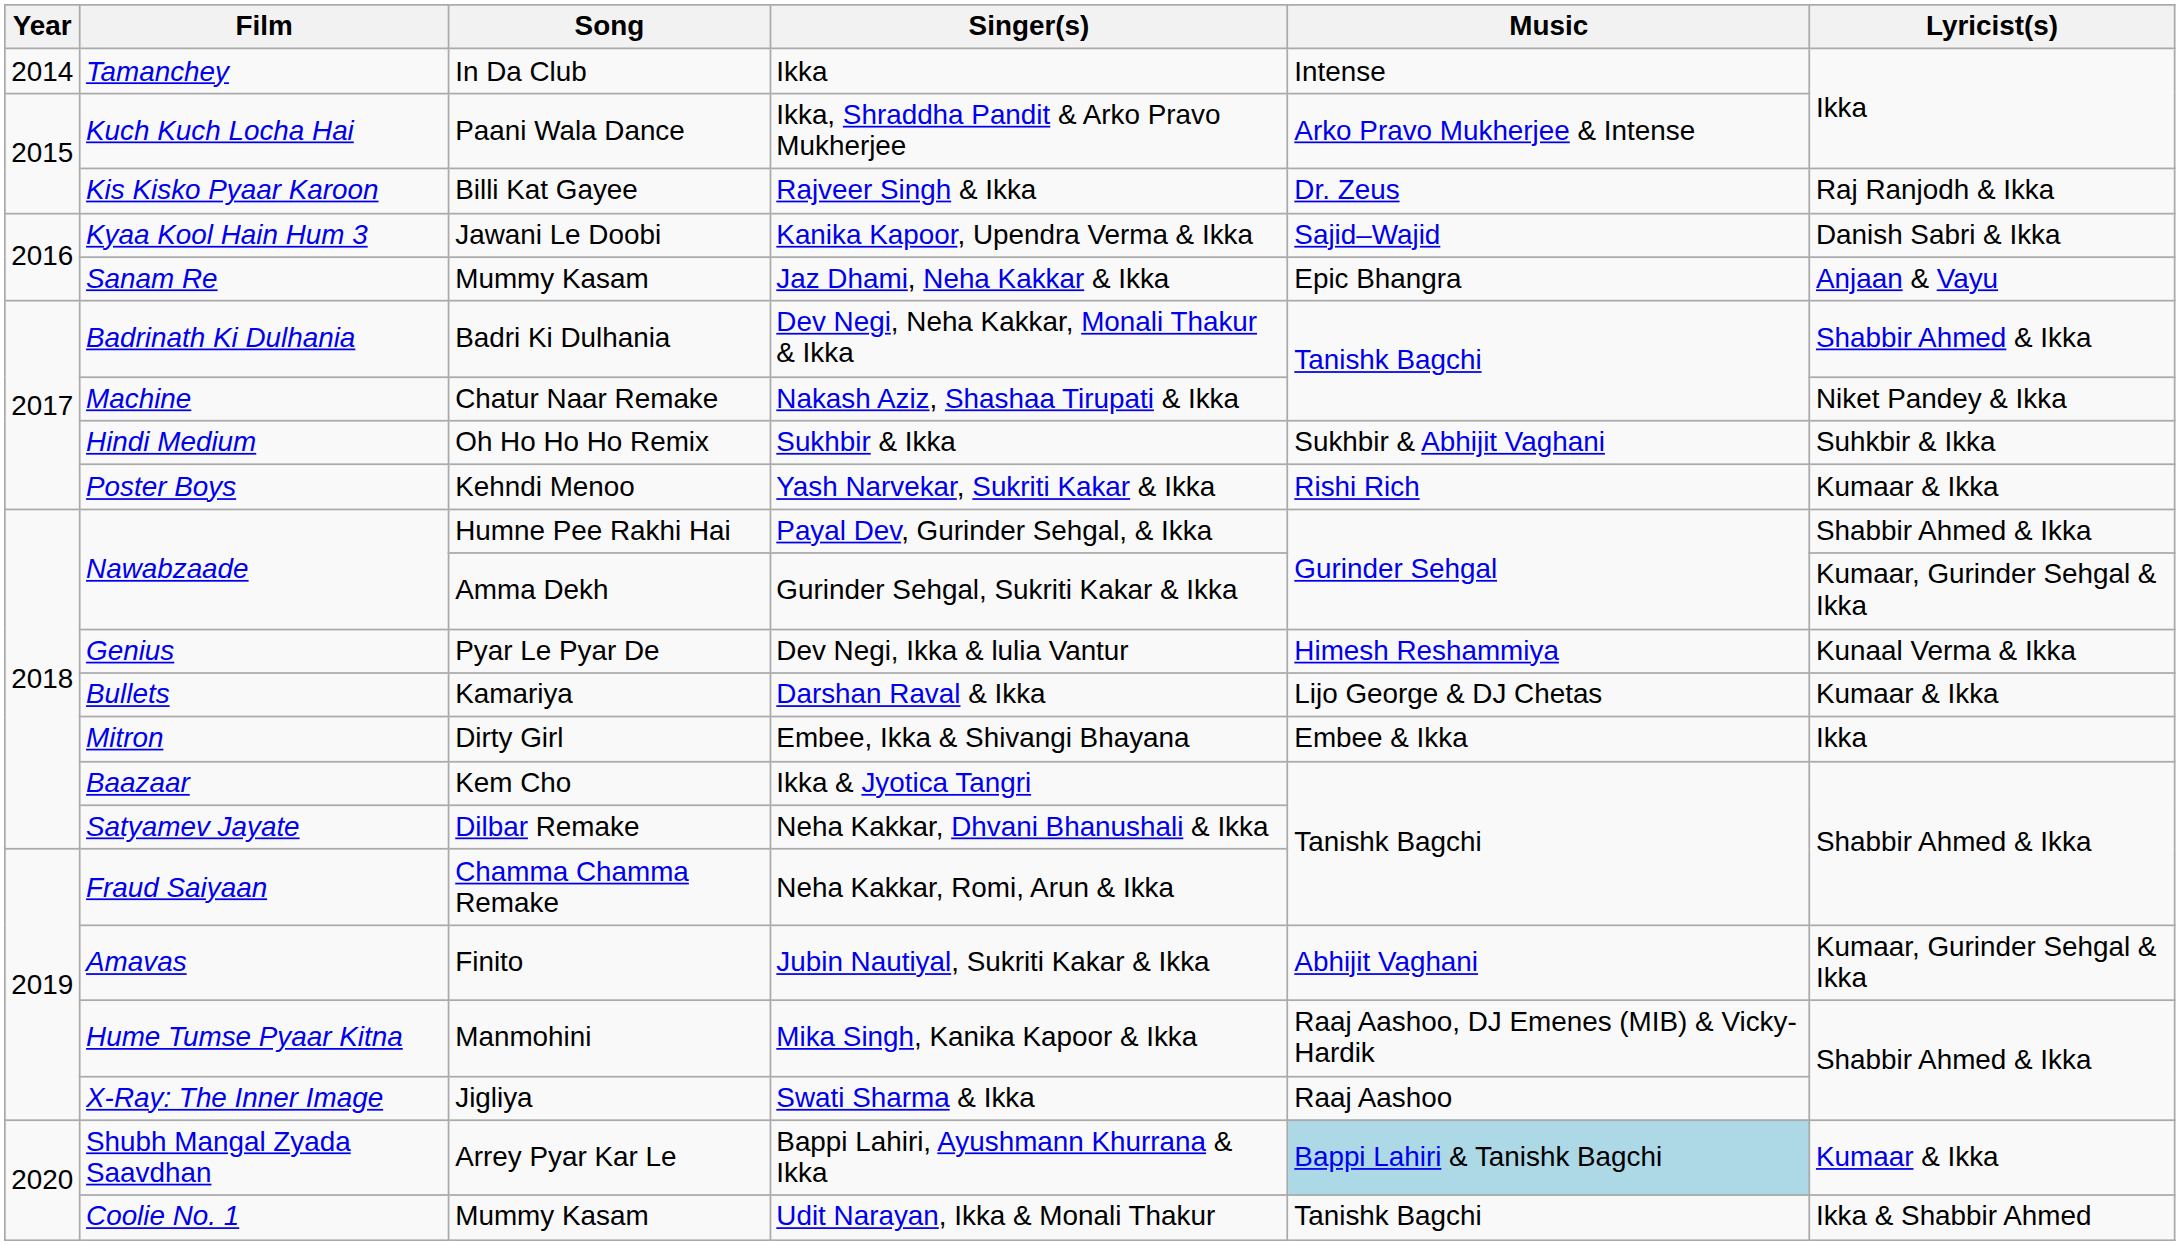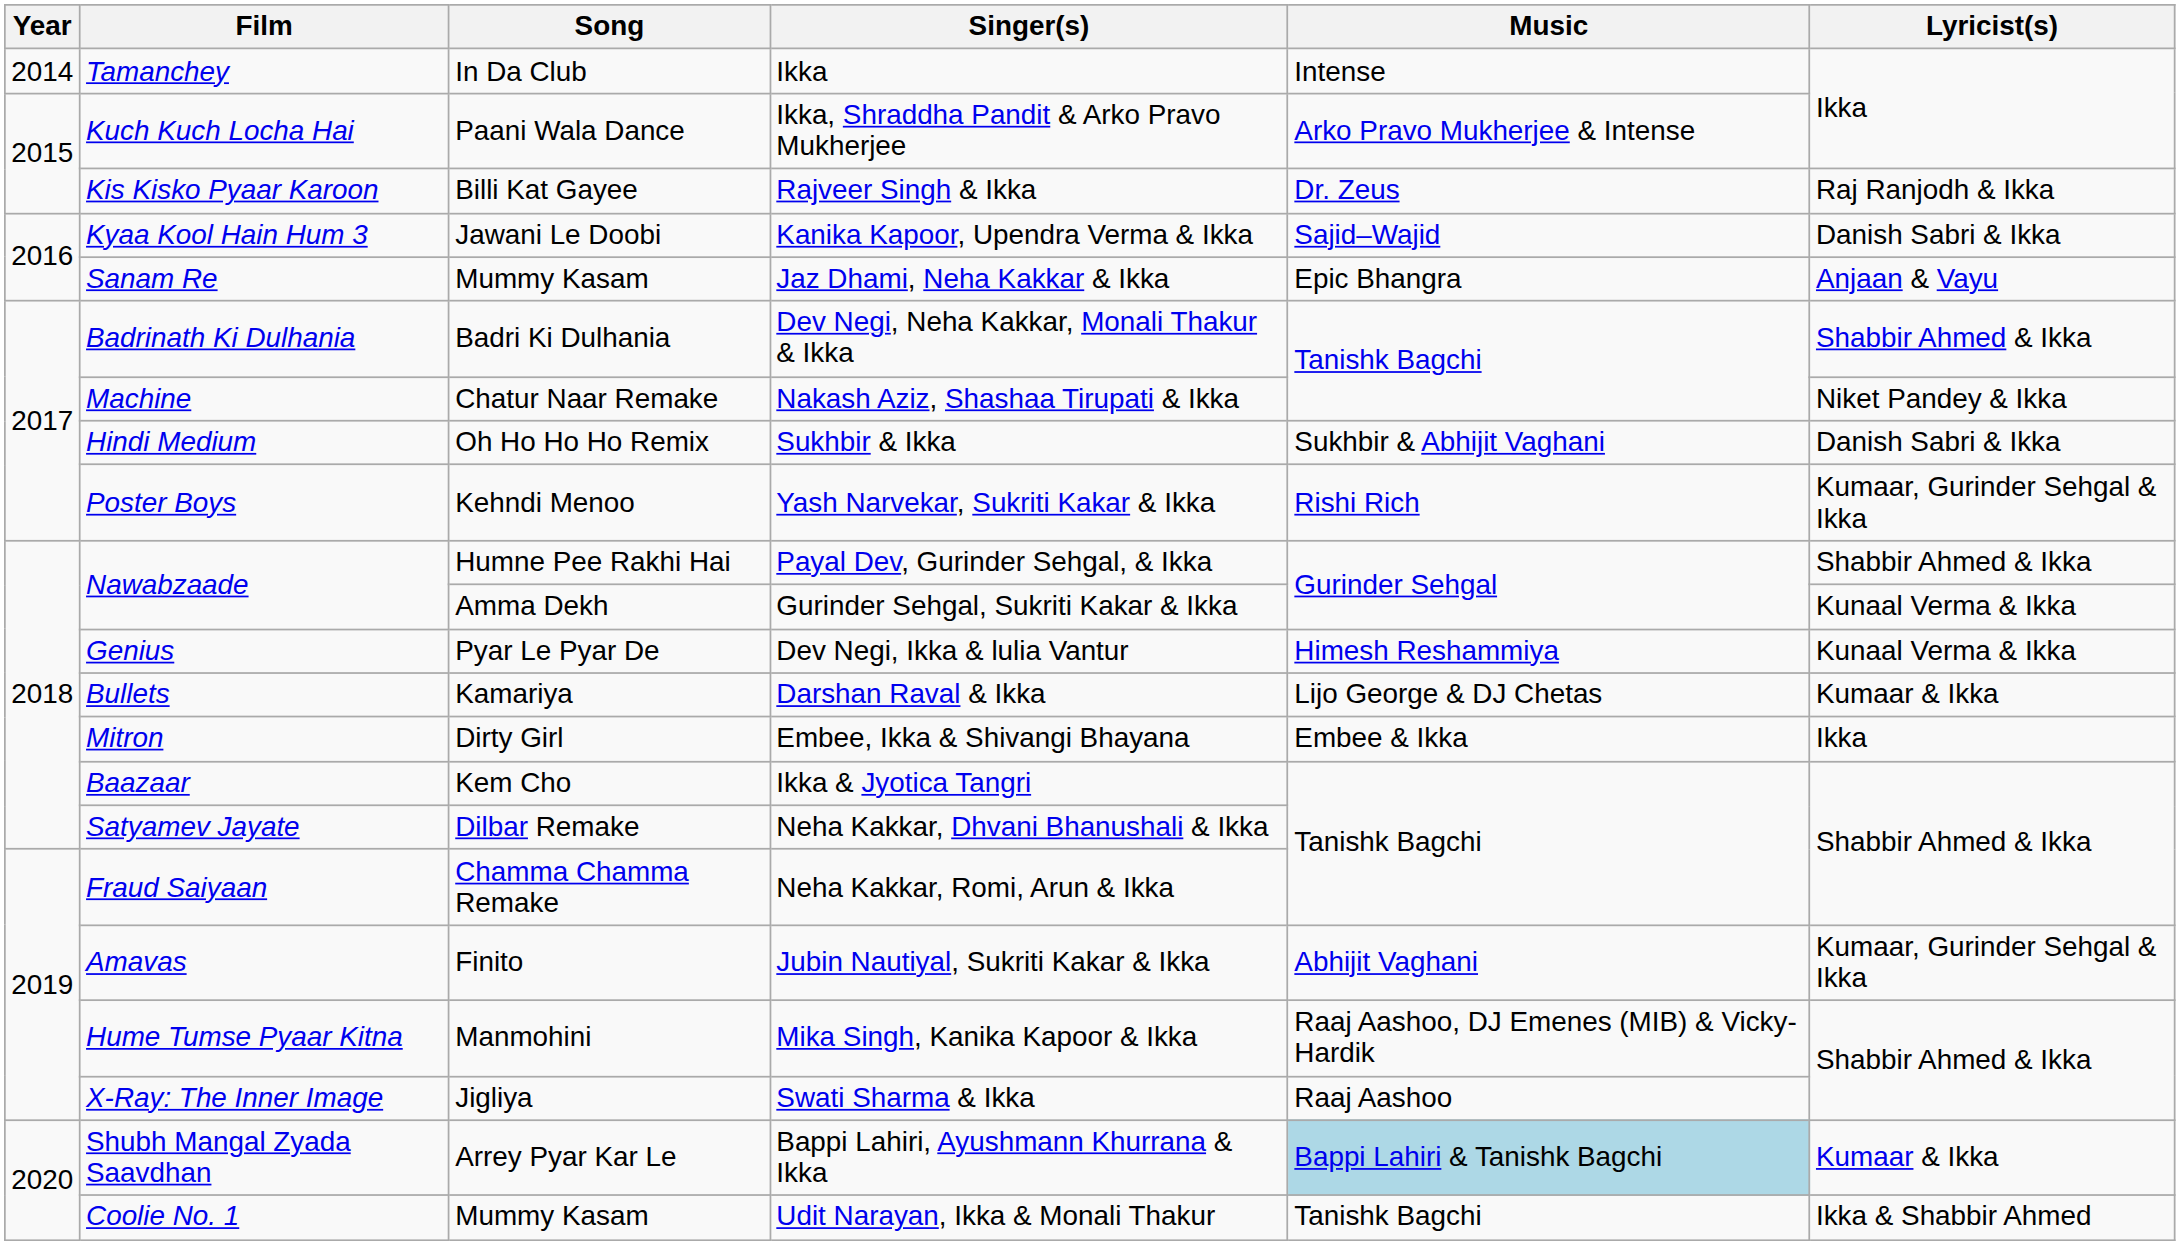(1906, 442) Suhkbir & Ikka -> (1938, 442) Danish Sabri & Ikka
(1907, 486) Kumaar & Ikka -> (1986, 502) Kumaar, Gurinder Sehgal & Ikka
(1986, 590) Kumaar, Gurinder Sehgal & Ikka -> (1946, 606) Kunaal Verma & Ikka
